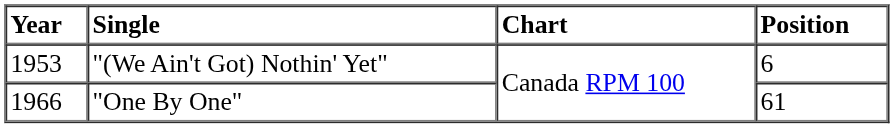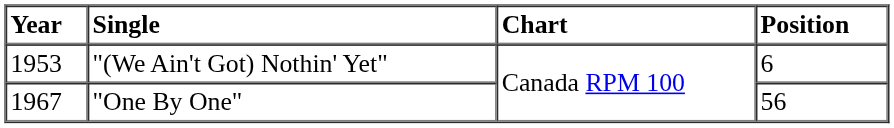(36, 101) 1966 -> (36, 101) 1967
(773, 101) 61 -> (773, 101) 56
